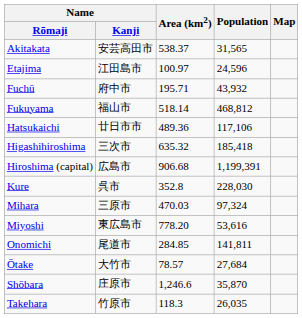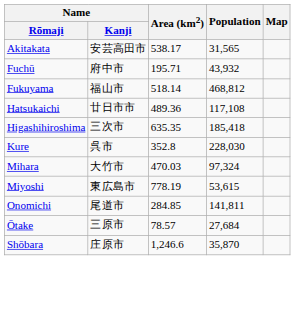(174, 49) 538.37 -> (166, 49) 538.17
- row: (24, 68)
(234, 127) 117,106 -> (227, 108) 117,108
(174, 147) 635.32 -> (166, 127) 635.35
- row: (50, 166)
(115, 205) 三原市 -> (107, 166) 大竹市
(174, 225) 778.20 -> (166, 186) 778.19
(232, 225) 53,616 -> (224, 186) 53,615
(115, 264) 大竹市 -> (107, 225) 三原市
- row: (27, 303)
